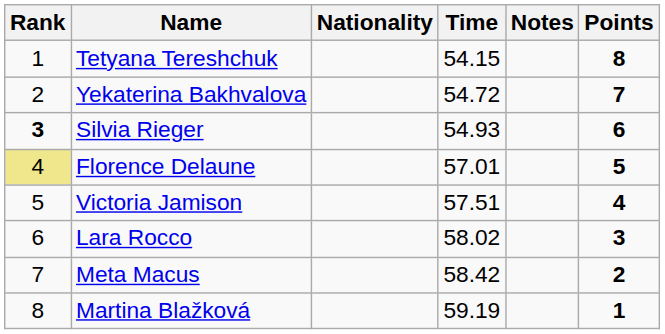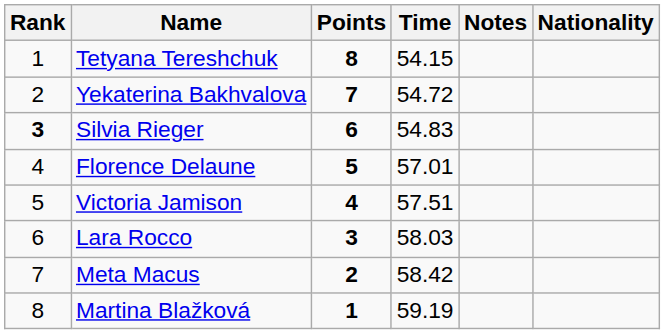columns swapped: (375, 22) <-> (619, 22)
(472, 130) 54.93 -> (425, 130) 54.83
(38, 166) khaki background -> (38, 166) no background
(472, 238) 58.02 -> (425, 238) 58.03
